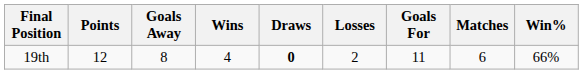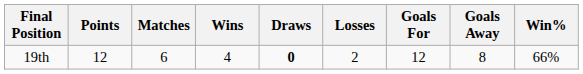columns swapped: (482, 25) <-> (164, 25)
(419, 57) 11 -> (419, 57) 12
